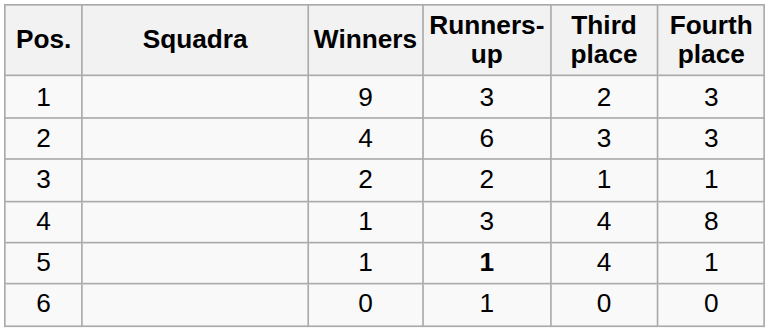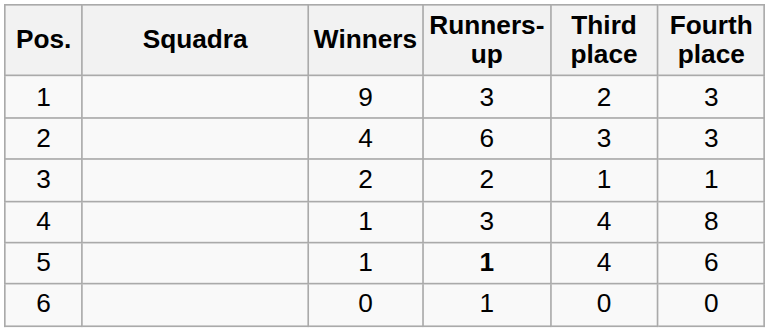(711, 262) 1 -> (711, 262) 6
